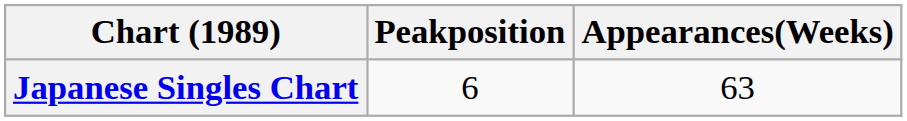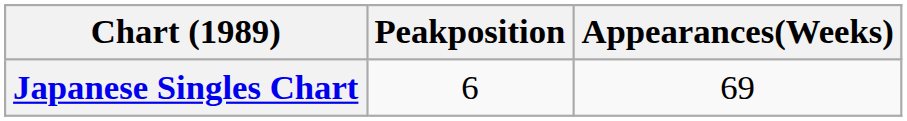(738, 87) 63 -> (738, 87) 69
